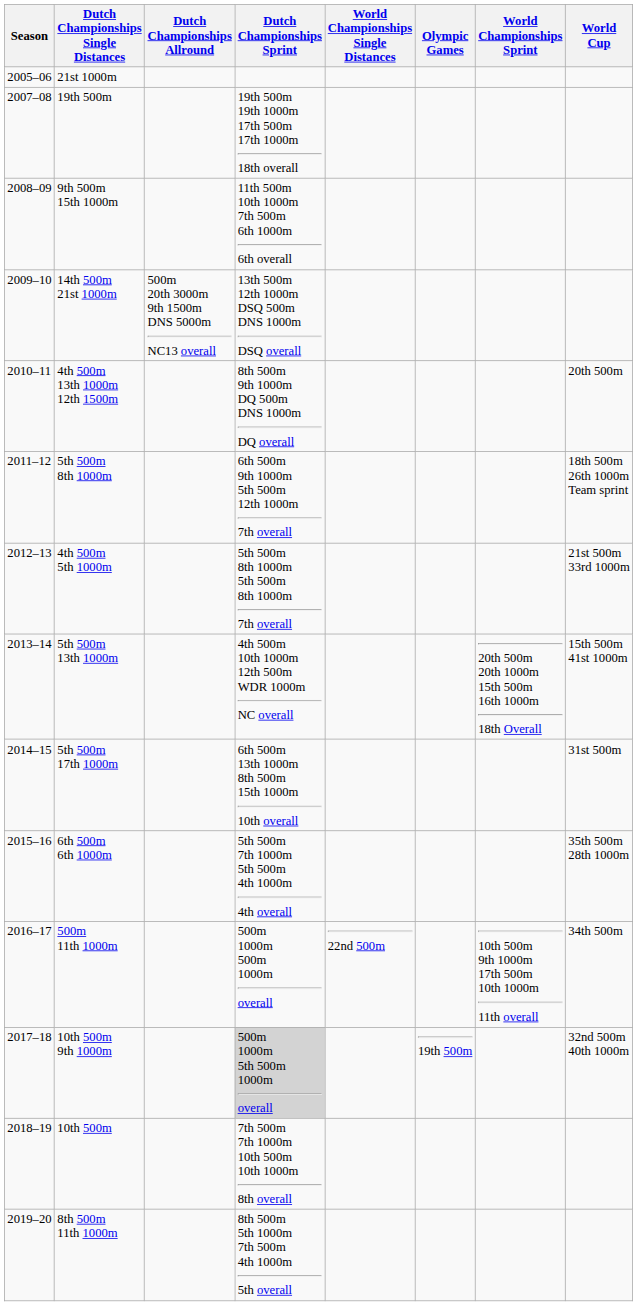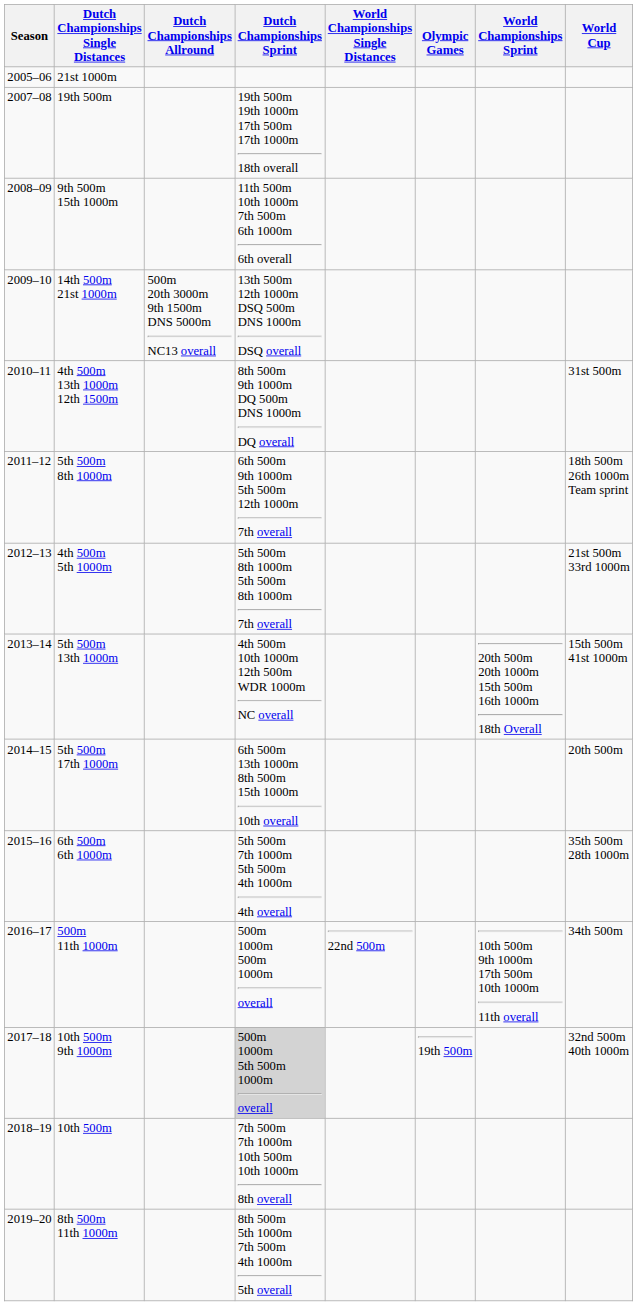(596, 370) 20th 500m -> (595, 370) 31st 500m
(595, 749) 31st 500m -> (596, 749) 20th 500m
